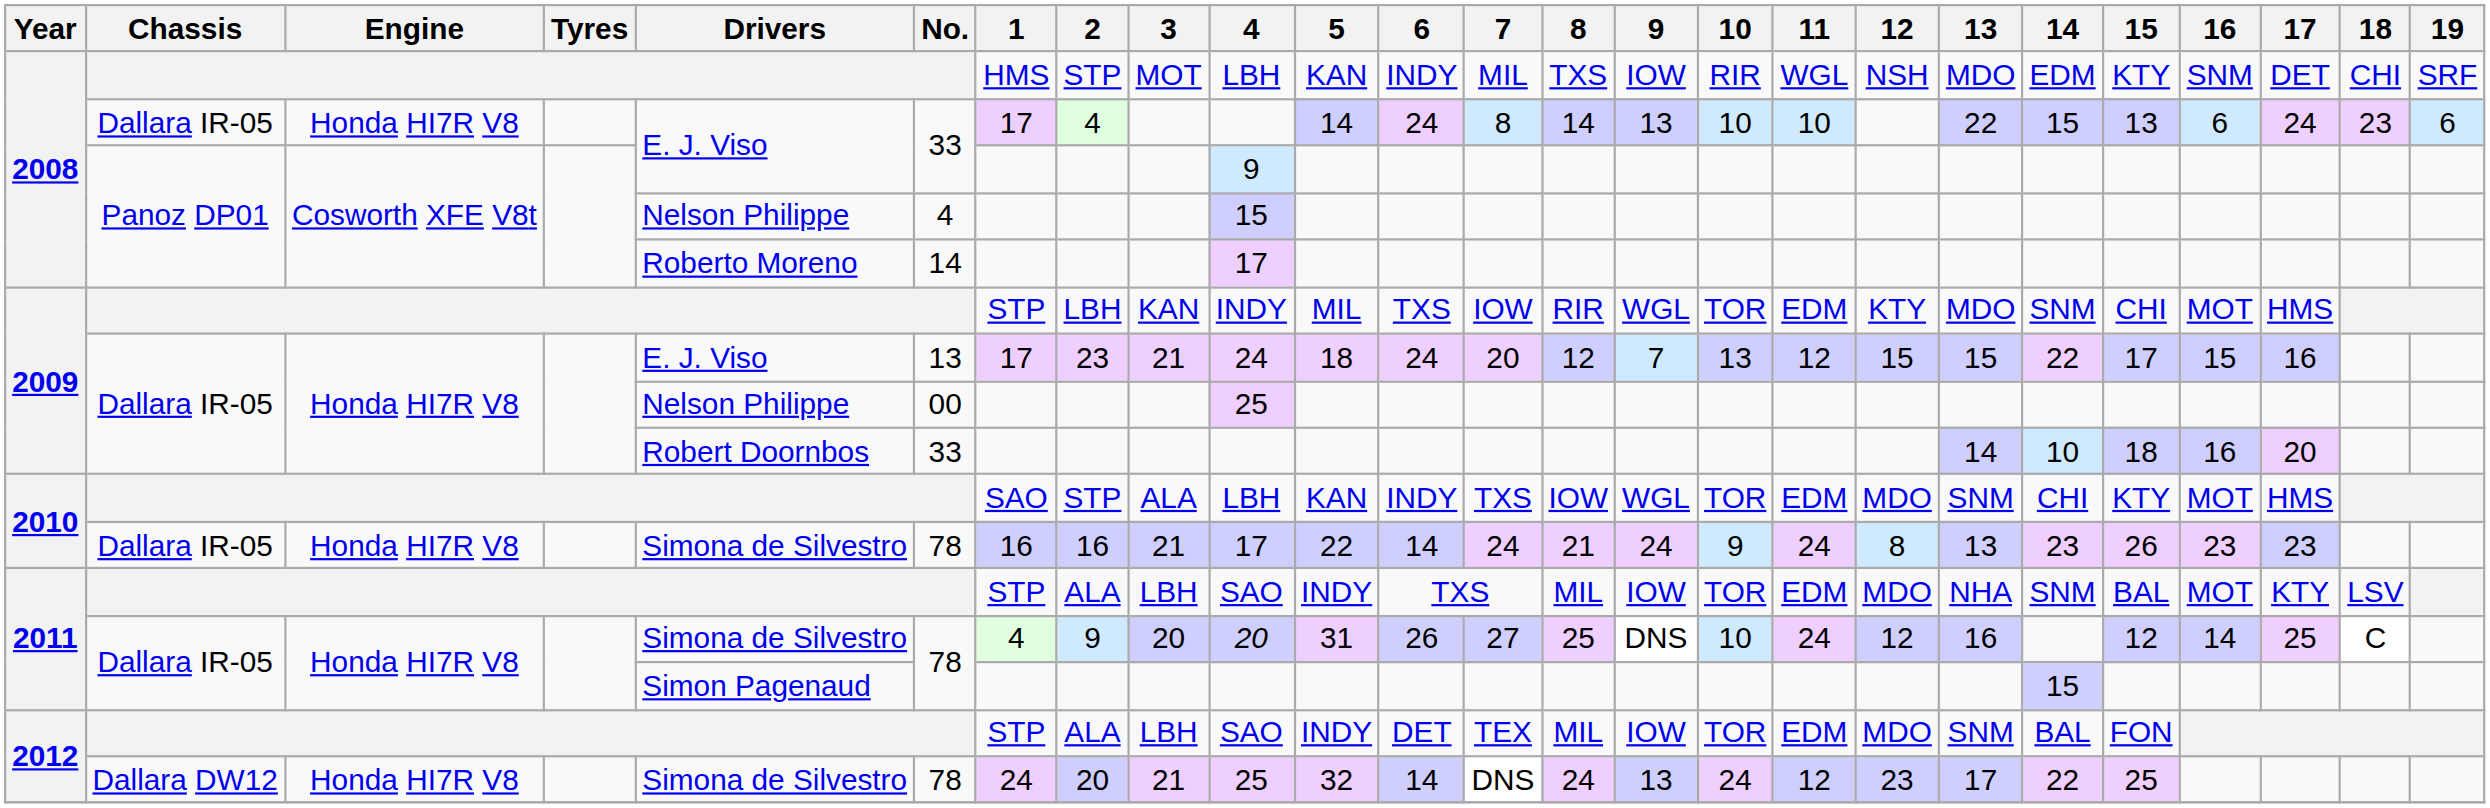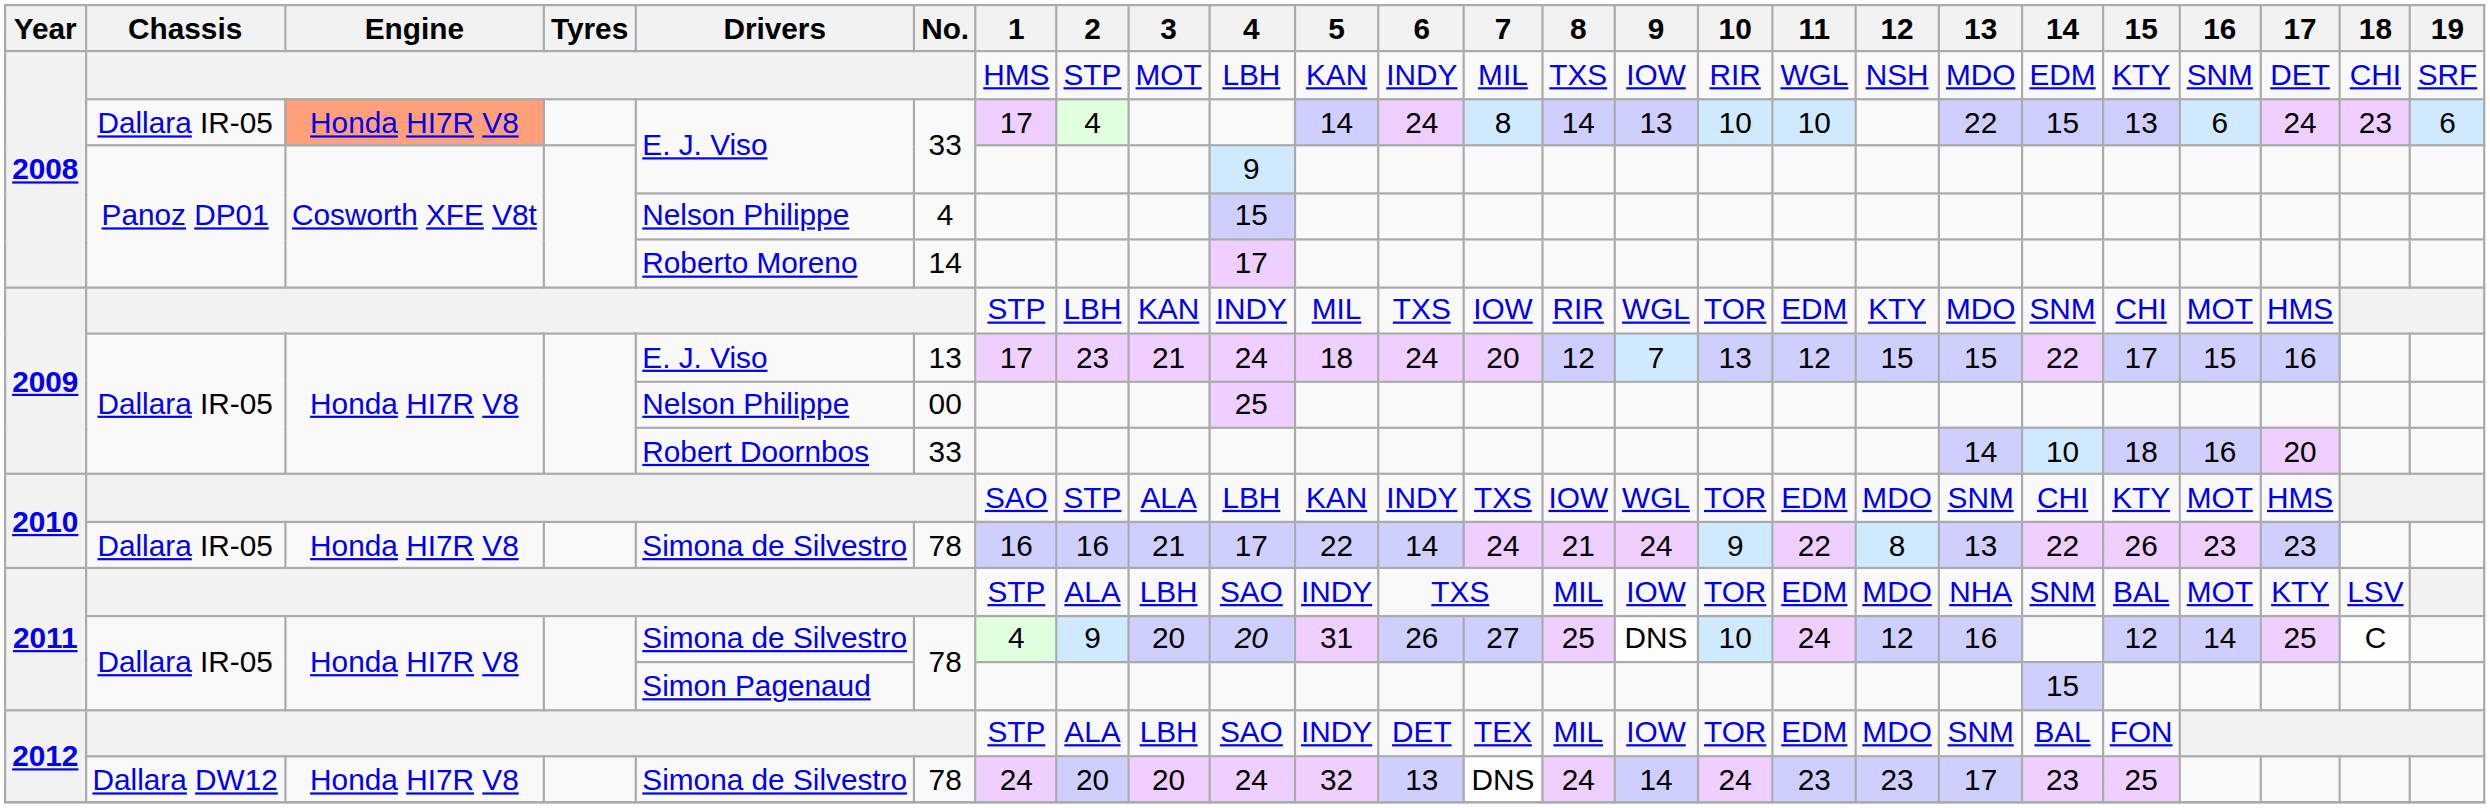(414, 122) no background -> (414, 122) lightsalmon background
(1814, 545) 24 -> (1814, 545) 22
(2063, 545) 23 -> (2063, 545) 22
(1169, 779) 21 -> (1169, 779) 20
(1251, 779) 25 -> (1251, 779) 24
(1422, 779) 14 -> (1422, 779) 13
(1656, 779) 13 -> (1656, 779) 14
(1814, 779) 12 -> (1814, 779) 23
(2063, 779) 22 -> (2063, 779) 23
